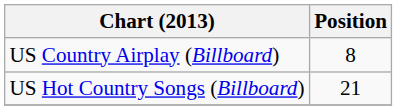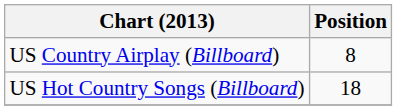(351, 88) 21 -> (351, 88) 18
